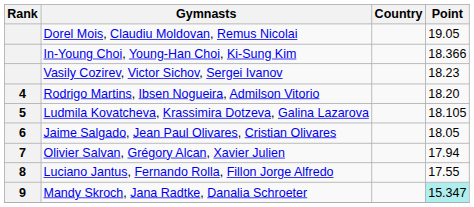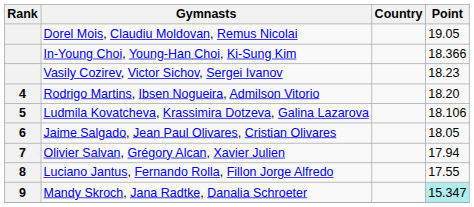(447, 113) 18.105 -> (447, 113) 18.106
